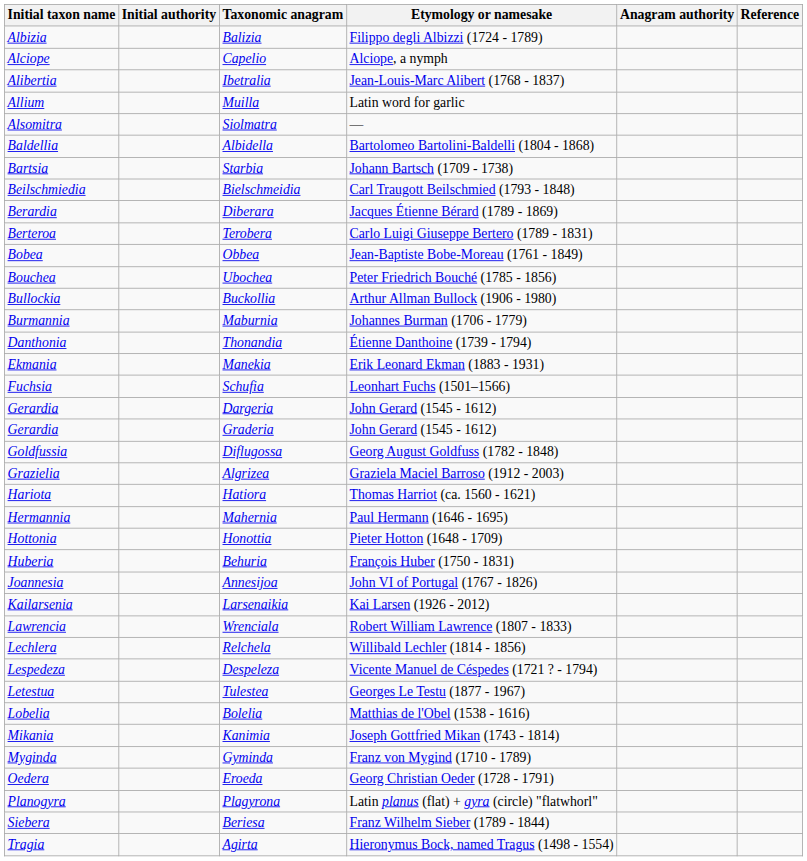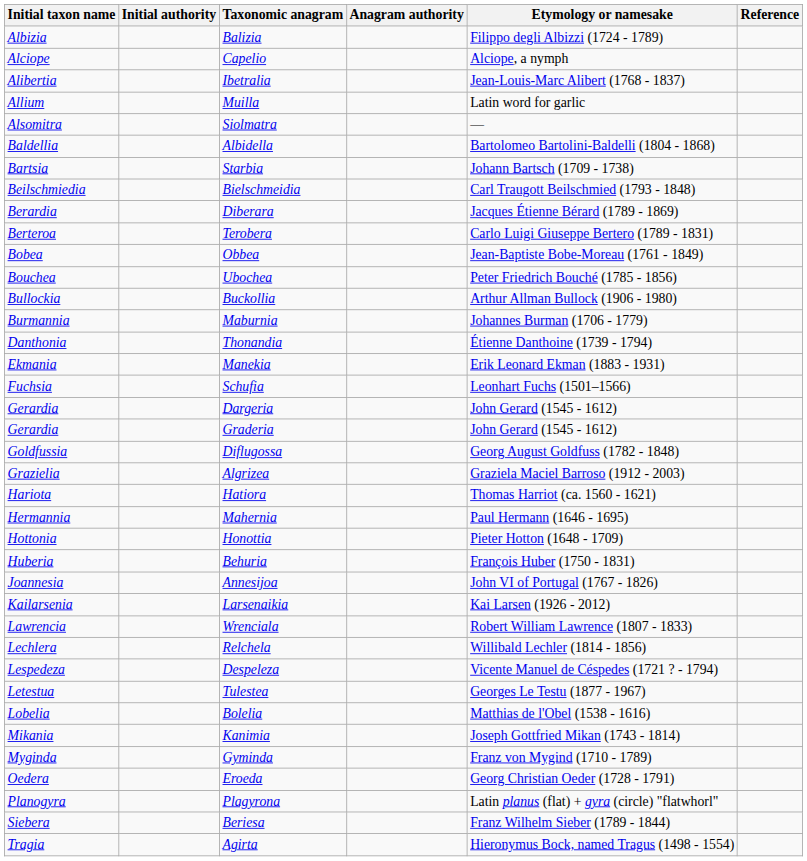columns swapped: (677, 15) <-> (482, 15)
